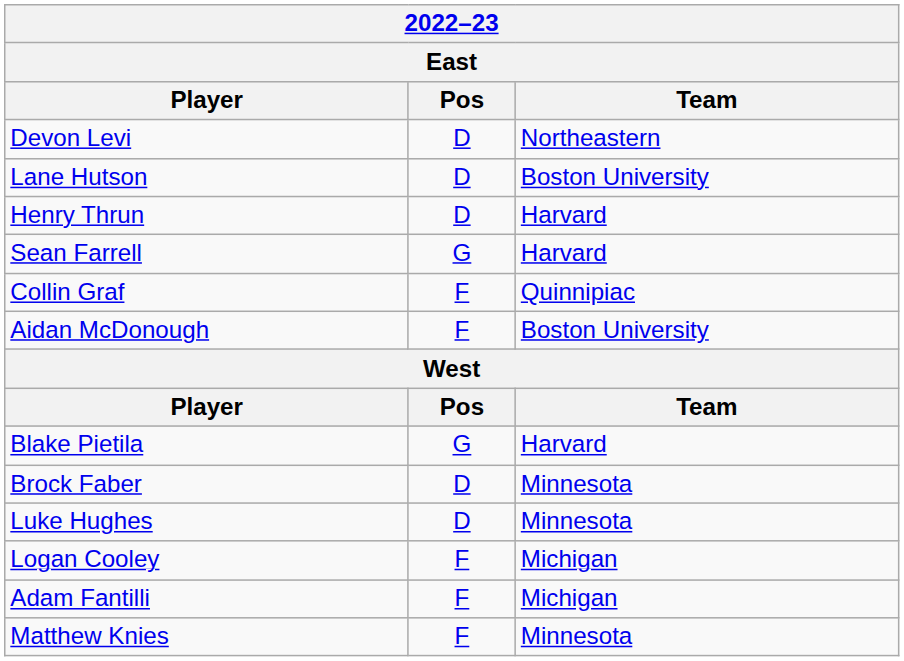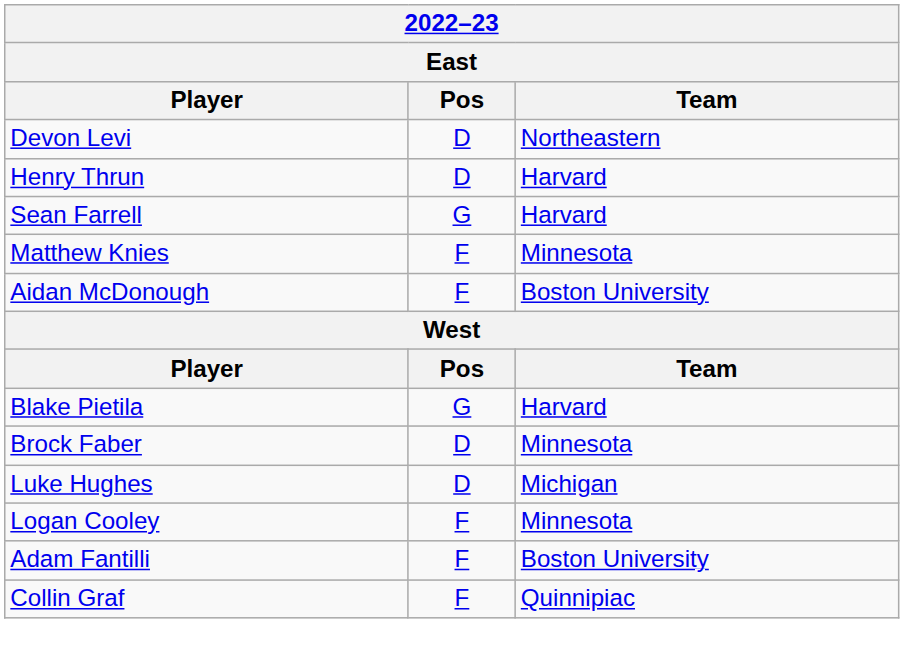- row: (79, 176)
rows swapped: (67, 291) <-> (90, 636)
(577, 521) Minnesota -> (569, 483) Michigan
(569, 560) Michigan -> (577, 521) Minnesota
(569, 598) Michigan -> (615, 560) Boston University
